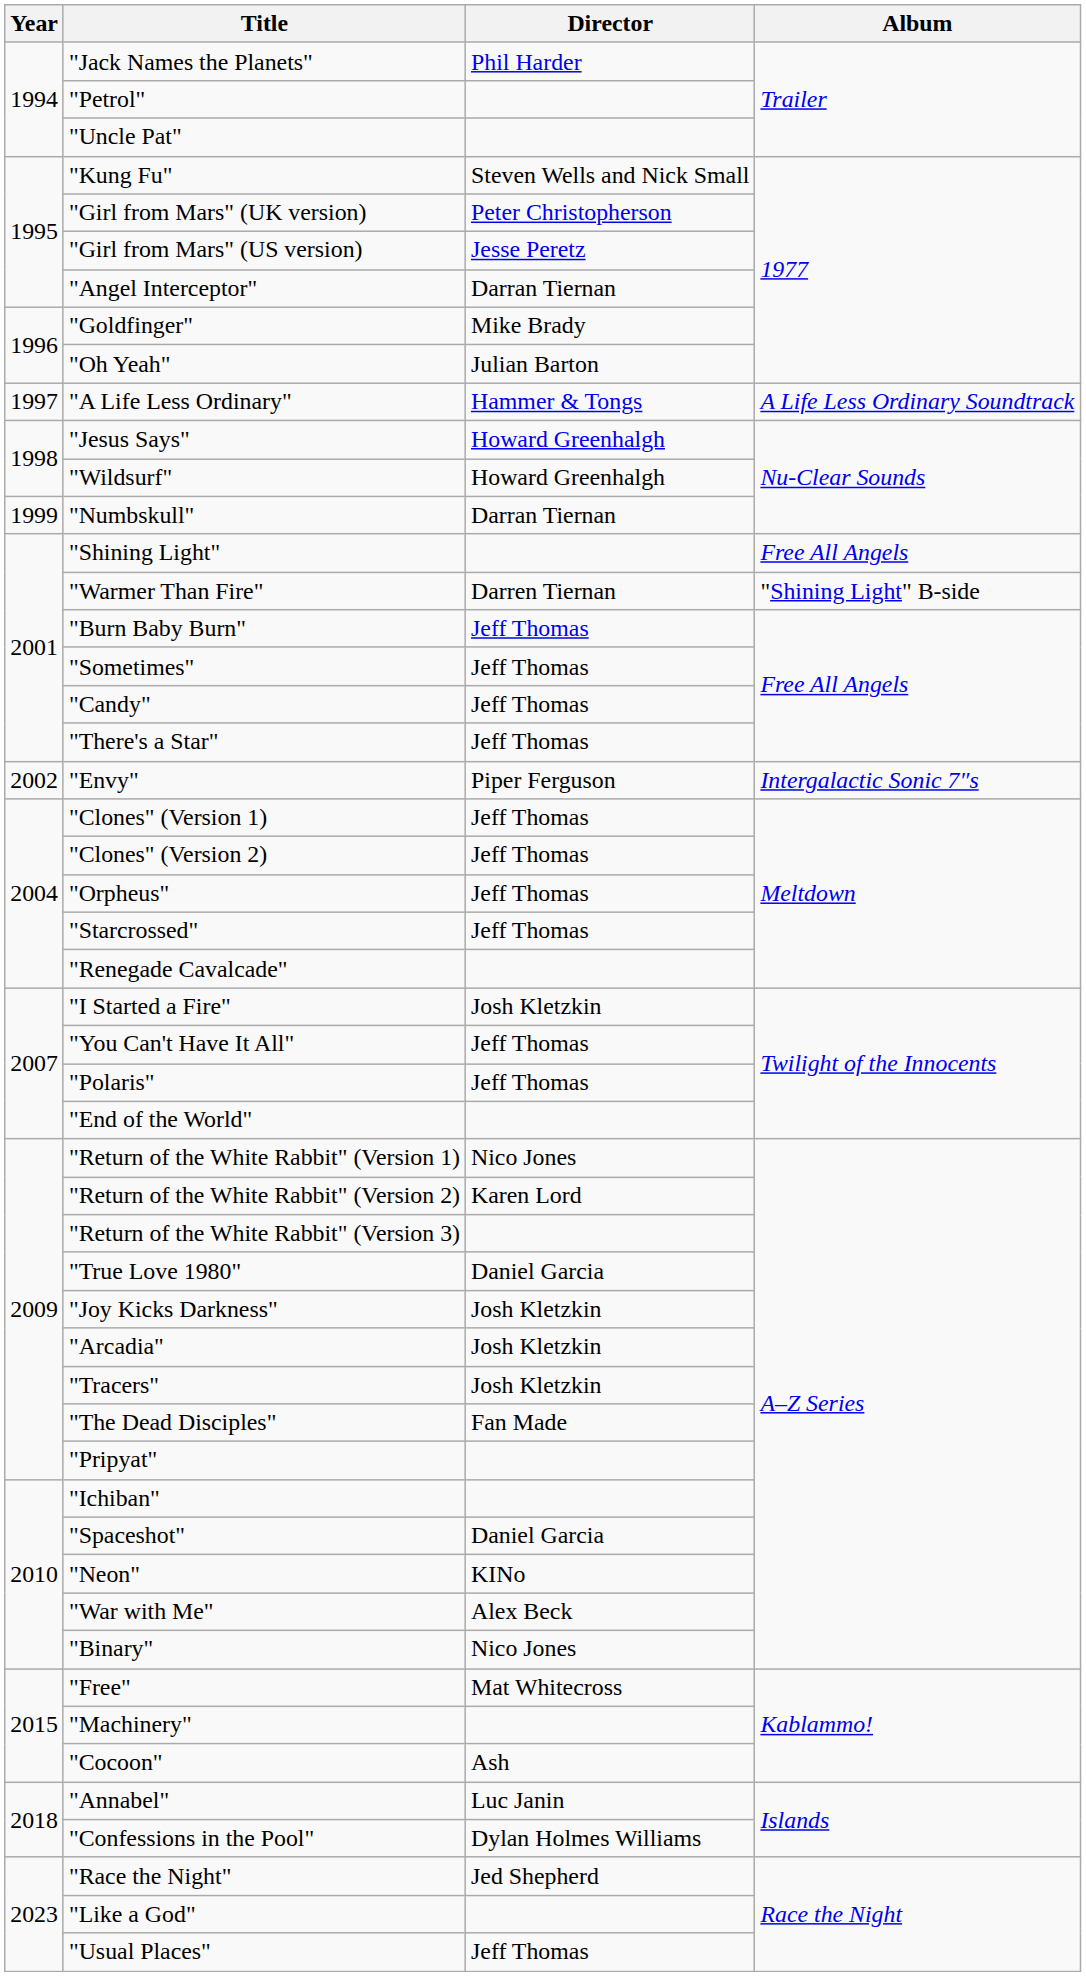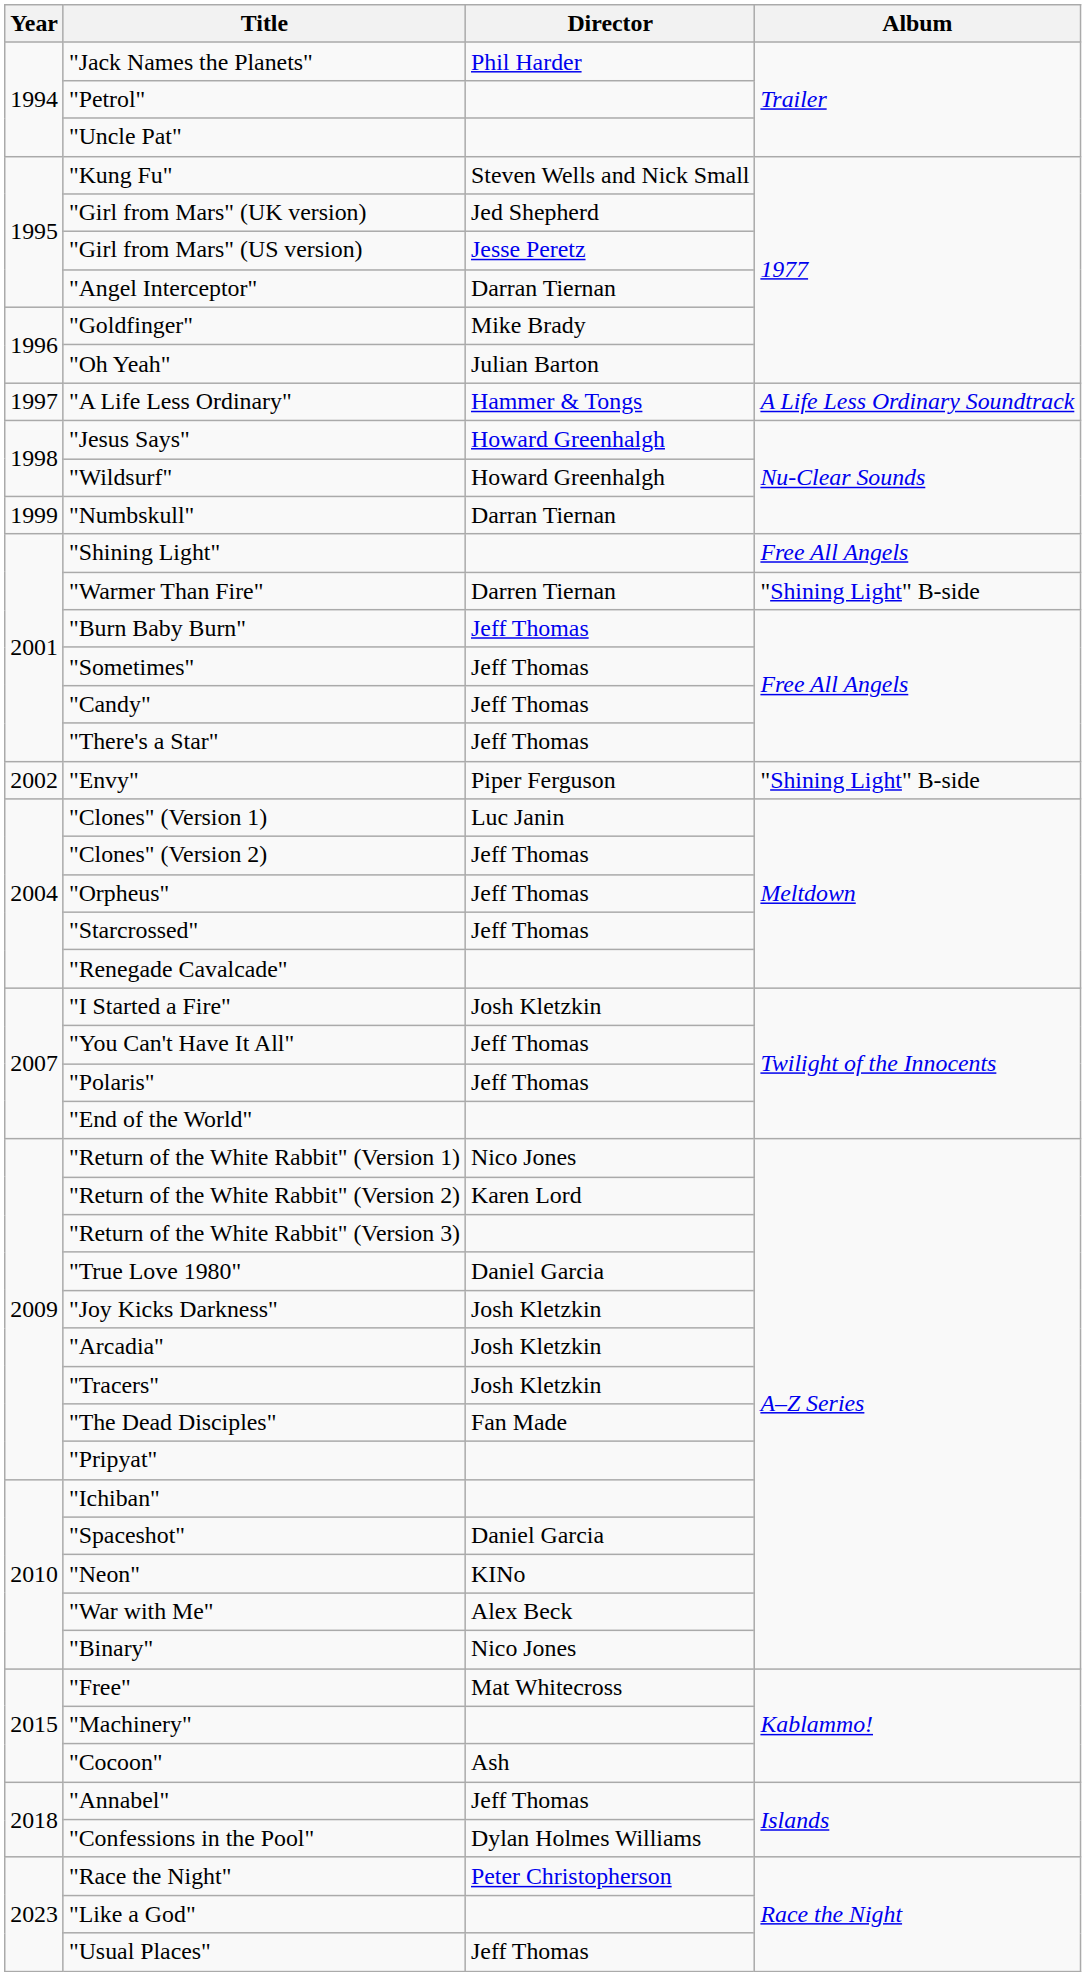(571, 212) Peter Christopherson -> (535, 212) Jed Shepherd
(870, 779) Intergalactic Sonic 7″s -> (870, 779) "Shining Light" B-side
(530, 817) Jeff Thomas -> (518, 817) Luc Janin
(518, 1800) Luc Janin -> (530, 1800) Jeff Thomas
(535, 1876) Jed Shepherd -> (571, 1876) Peter Christopherson
